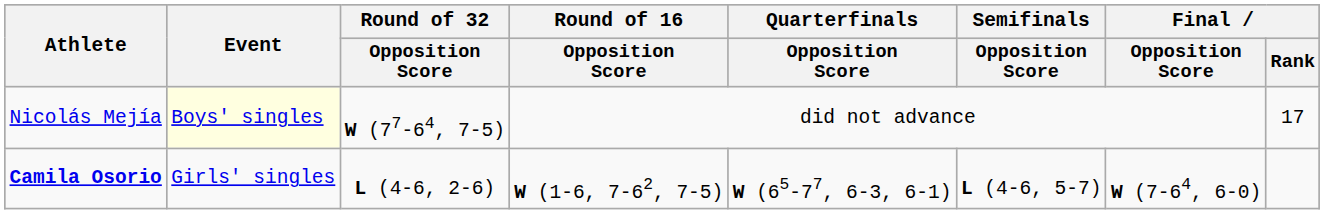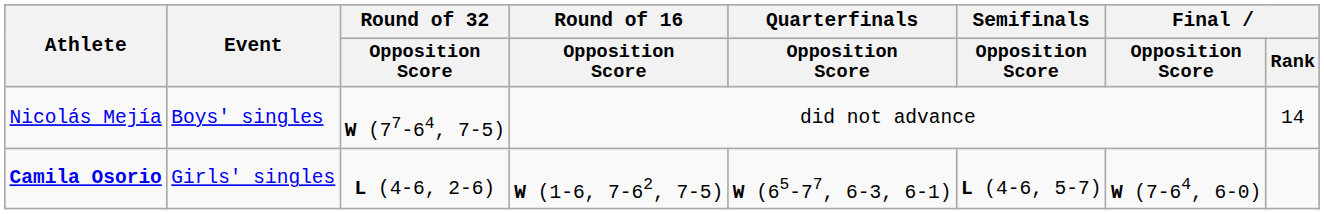(247, 117) lightyellow background -> (247, 117) no background
(1293, 117) 17 -> (1293, 117) 14
